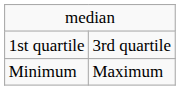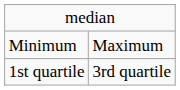rows swapped: (47, 44) <-> (43, 71)
